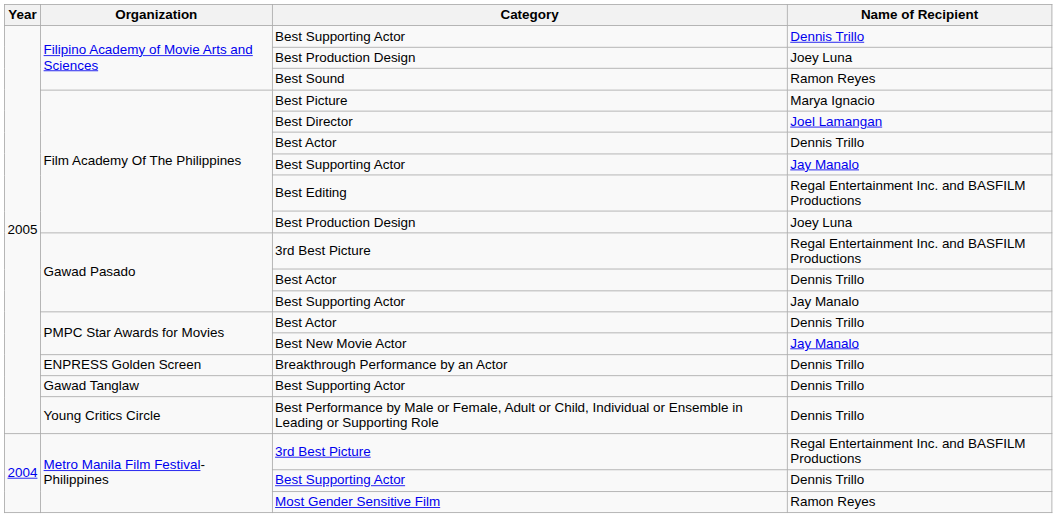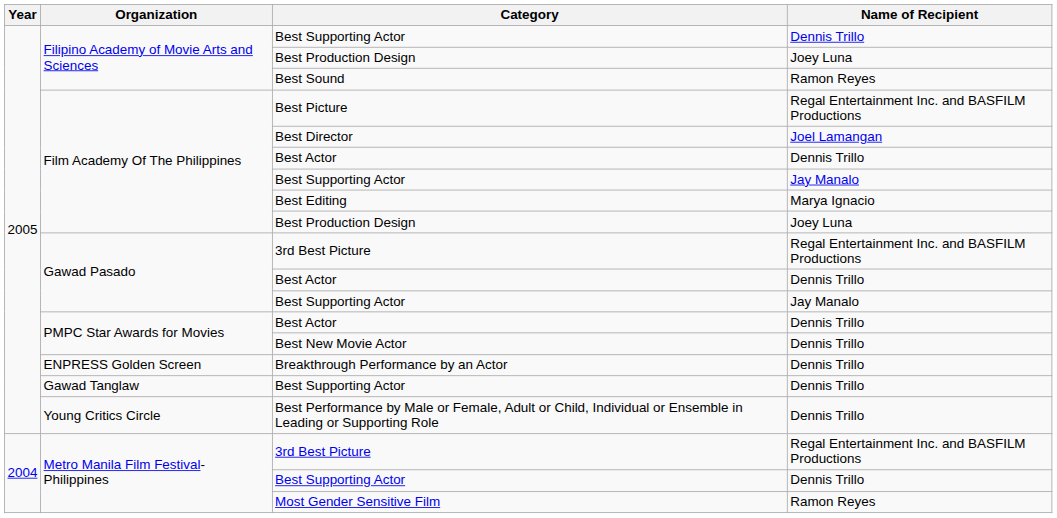(832, 100) Marya Ignacio -> (908, 107) Regal Entertainment Inc. and BASFILM Productions
(908, 193) Regal Entertainment Inc. and BASFILM Productions -> (832, 200) Marya Ignacio
(825, 343) Jay Manalo -> (827, 343) Dennis Trillo
